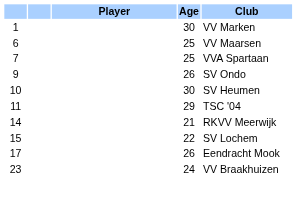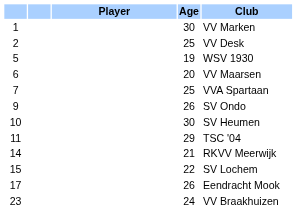+ row: (16, 43)
+ row: (16, 59)
(189, 43) 25 -> (189, 75) 20
